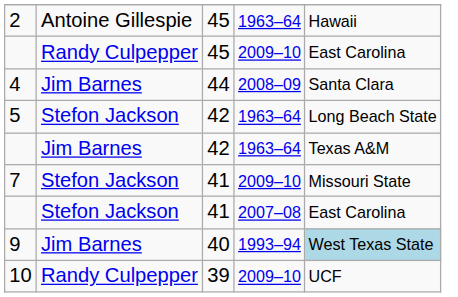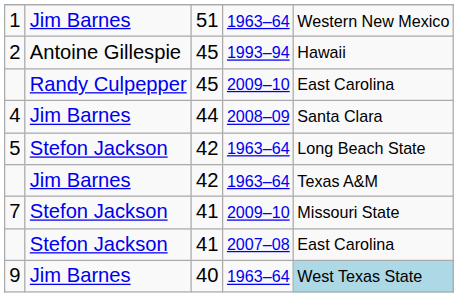+ row: (15, 20)
(269, 21) 1963–64 -> (258, 53) 1993–94
(269, 244) 1993–94 -> (258, 276) 1963–64
- row: (20, 276)
